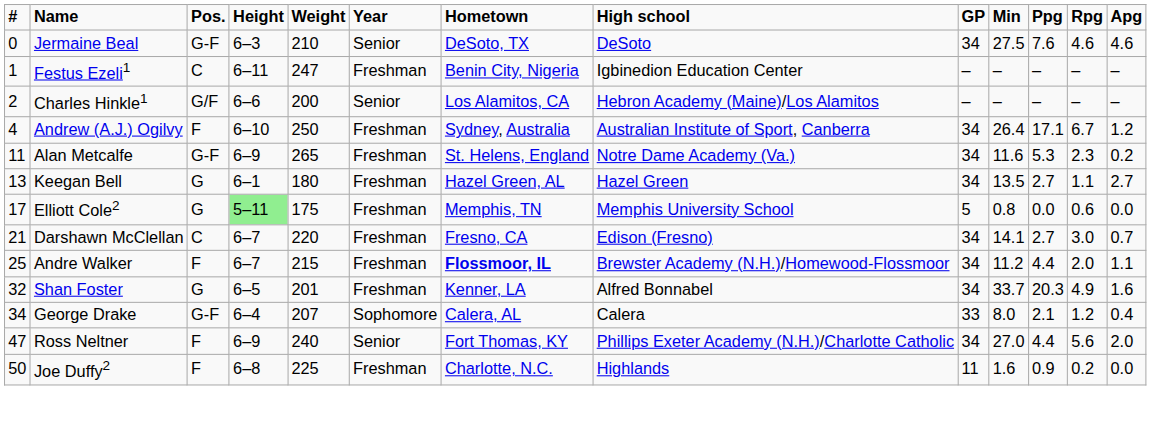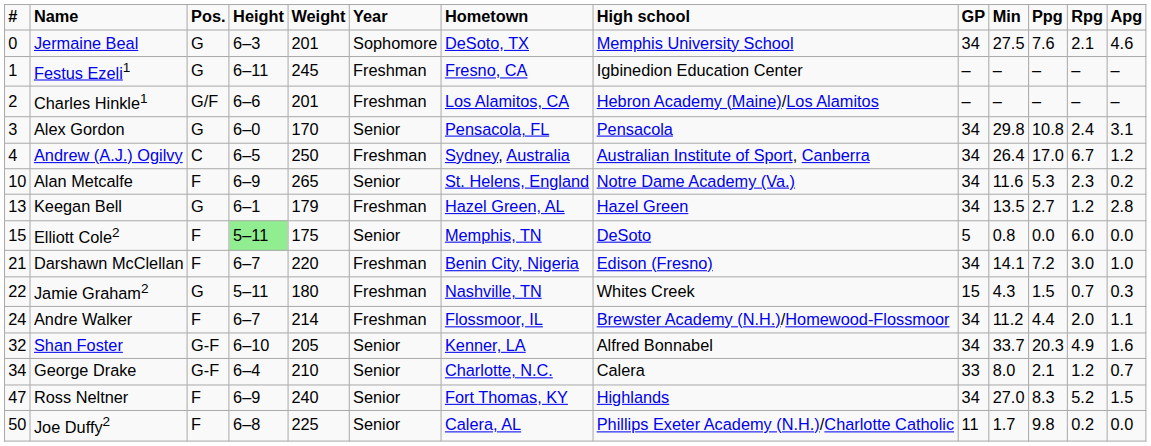(205, 43) G-F -> (197, 43) G
(305, 43) 210 -> (305, 43) 201
(377, 43) Senior -> (395, 43) Sophomore
(624, 43) DeSoto -> (695, 43) Memphis University School
(1083, 43) 4.6 -> (1083, 43) 2.1
(197, 71) C -> (197, 71) G
(305, 71) 247 -> (305, 71) 245
(512, 71) Benin City, Nigeria -> (486, 71) Fresno, CA
(305, 101) 200 -> (305, 101) 201
(377, 101) Senior -> (390, 101) Freshman
+ row: (79, 129)
(196, 129) F -> (197, 155) C
(251, 129) 6–10 -> (247, 155) 6–5
(1048, 129) 17.1 -> (1048, 155) 17.0
(17, 155) 11 -> (17, 181) 10
(205, 155) G-F -> (196, 181) F
(390, 155) Freshman -> (377, 181) Senior
(305, 181) 180 -> (305, 207) 179
(1083, 181) 1.1 -> (1083, 207) 1.2
(1122, 181) 2.7 -> (1122, 207) 2.8
(17, 209) 17 -> (17, 235) 15
(197, 209) G -> (196, 235) F
(390, 209) Freshman -> (377, 235) Senior
(695, 209) Memphis University School -> (624, 235) DeSoto
(1083, 209) 0.6 -> (1083, 235) 6.0
(197, 237) C -> (196, 263) F
(486, 237) Fresno, CA -> (512, 263) Benin City, Nigeria
(1043, 237) 2.7 -> (1043, 263) 7.2
(1122, 237) 0.7 -> (1122, 263) 1.0
+ row: (91, 291)
(17, 263) 25 -> (17, 319) 24
(305, 263) 215 -> (305, 319) 214
(498, 263) bold -> (494, 319) normal
(197, 289) G -> (205, 345) G-F
(247, 289) 6–5 -> (251, 345) 6–10
(305, 289) 201 -> (305, 345) 205
(390, 289) Freshman -> (377, 345) Senior
(305, 315) 207 -> (305, 371) 210
(395, 315) Sophomore -> (377, 371) Senior
(483, 315) Calera, AL -> (499, 371) Charlotte, N.C.
(1122, 315) 0.4 -> (1122, 371) 0.7
(775, 341) Phillips Exeter Academy (N.H.)/Charlotte Catholic -> (633, 397) Highlands
(1043, 341) 4.4 -> (1043, 397) 8.3
(1083, 341) 5.6 -> (1083, 397) 5.2
(1122, 341) 2.0 -> (1122, 397) 1.5
(390, 369) Freshman -> (377, 425) Senior
(499, 369) Charlotte, N.C. -> (483, 425) Calera, AL
(633, 369) Highlands -> (775, 425) Phillips Exeter Academy (N.H.)/Charlotte Catholic
(1004, 369) 1.6 -> (1004, 425) 1.7
(1043, 369) 0.9 -> (1043, 425) 9.8
